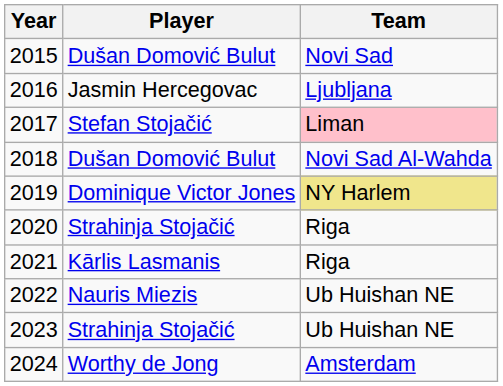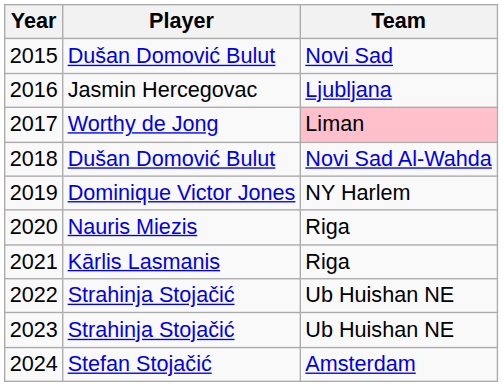(140, 124) Stefan Stojačić -> (143, 124) Worthy de Jong
(358, 192) khaki background -> (358, 192) no background
(151, 227) Strahinja Stojačić -> (132, 227) Nauris Miezis
(132, 295) Nauris Miezis -> (151, 295) Strahinja Stojačić
(143, 364) Worthy de Jong -> (140, 364) Stefan Stojačić
